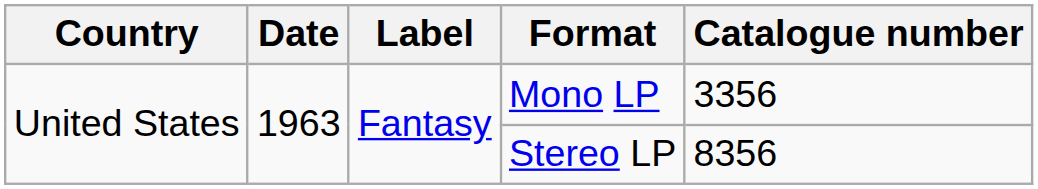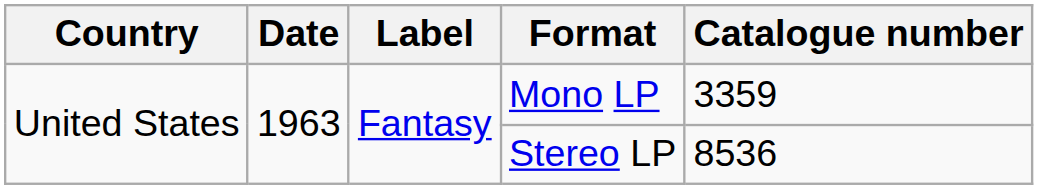(735, 93) 3356 -> (735, 93) 3359
(735, 153) 8356 -> (735, 153) 8536
